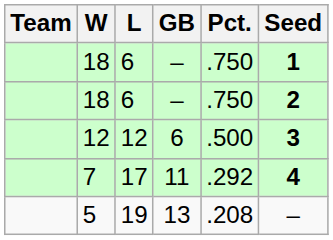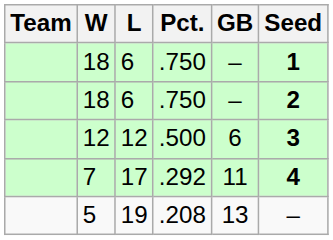columns swapped: (230, 23) <-> (177, 23)
